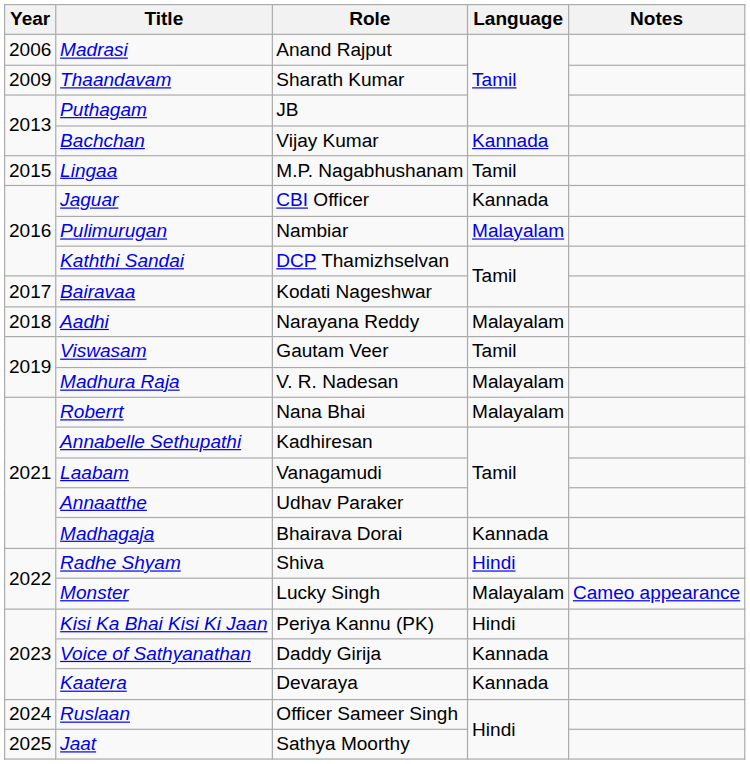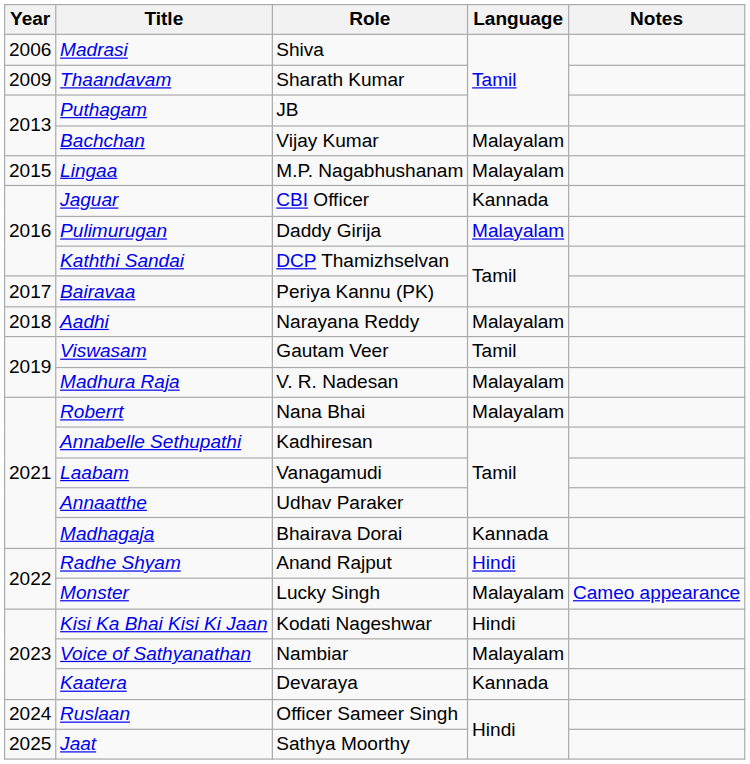(334, 49) Anand Rajput -> (300, 49) Shiva
(510, 140) Kannada -> (518, 140) Malayalam
(494, 170) Tamil -> (518, 170) Malayalam
(312, 230) Nambiar -> (329, 230) Daddy Girija
(354, 291) Kodati Nageshwar -> (355, 291) Periya Kannu (PK)
(300, 563) Shiva -> (334, 563) Anand Rajput
(355, 623) Periya Kannu (PK) -> (354, 623) Kodati Nageshwar
(329, 653) Daddy Girija -> (312, 653) Nambiar
(510, 653) Kannada -> (518, 653) Malayalam
